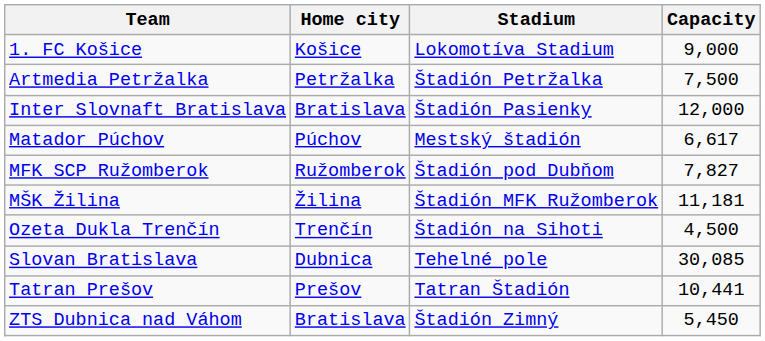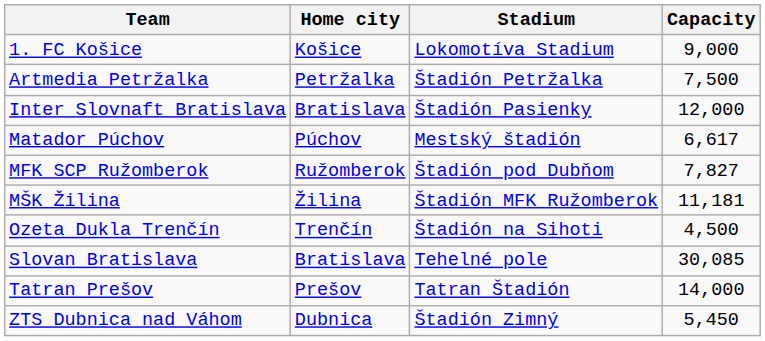(334, 260) Dubnica -> (350, 260) Bratislava
(711, 291) 10,441 -> (711, 291) 14,000
(350, 321) Bratislava -> (334, 321) Dubnica
